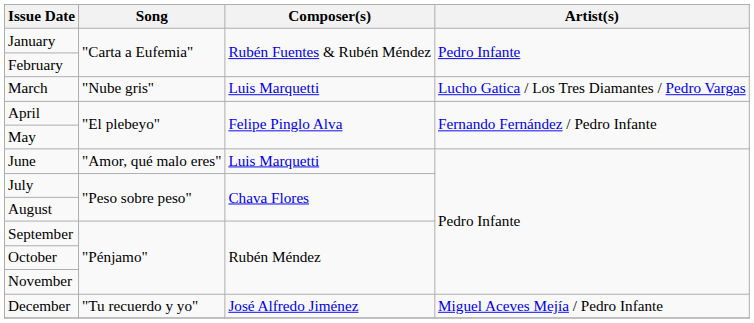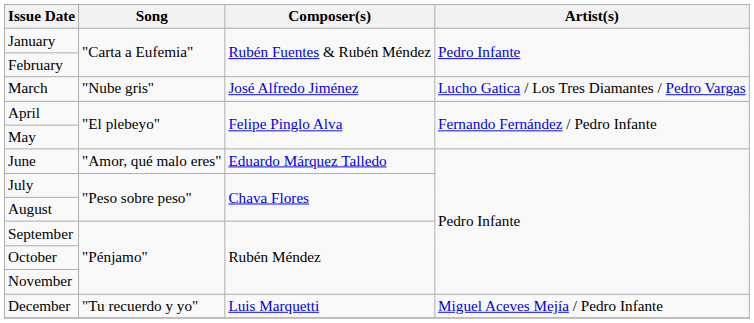(274, 88) Luis Marquetti -> (293, 88) José Alfredo Jiménez
(274, 161) Luis Marquetti -> (308, 161) Eduardo Márquez Talledo
(293, 305) José Alfredo Jiménez -> (274, 305) Luis Marquetti
